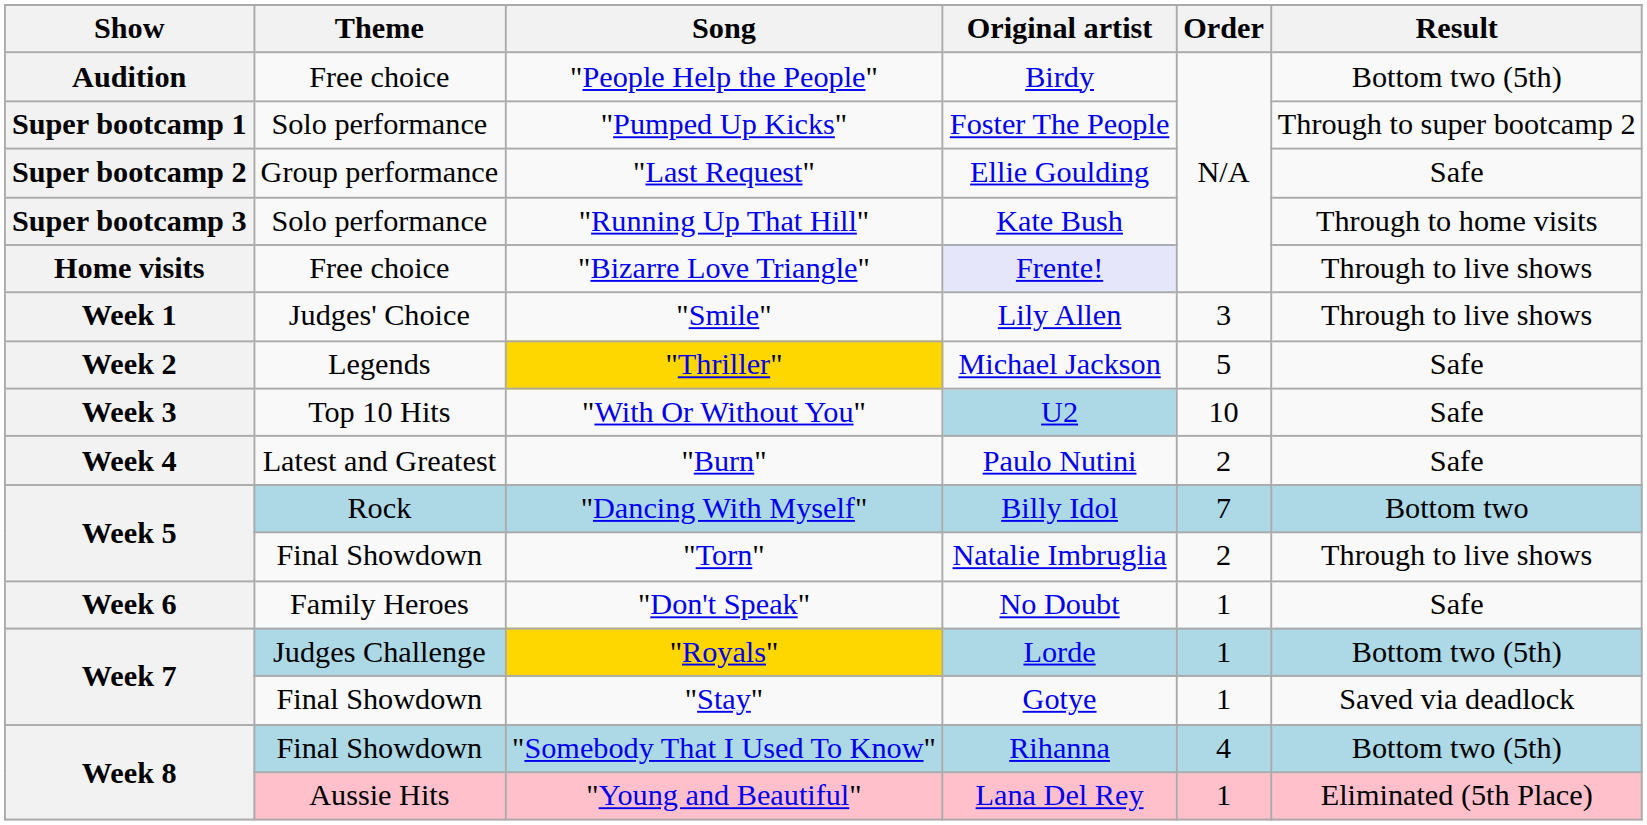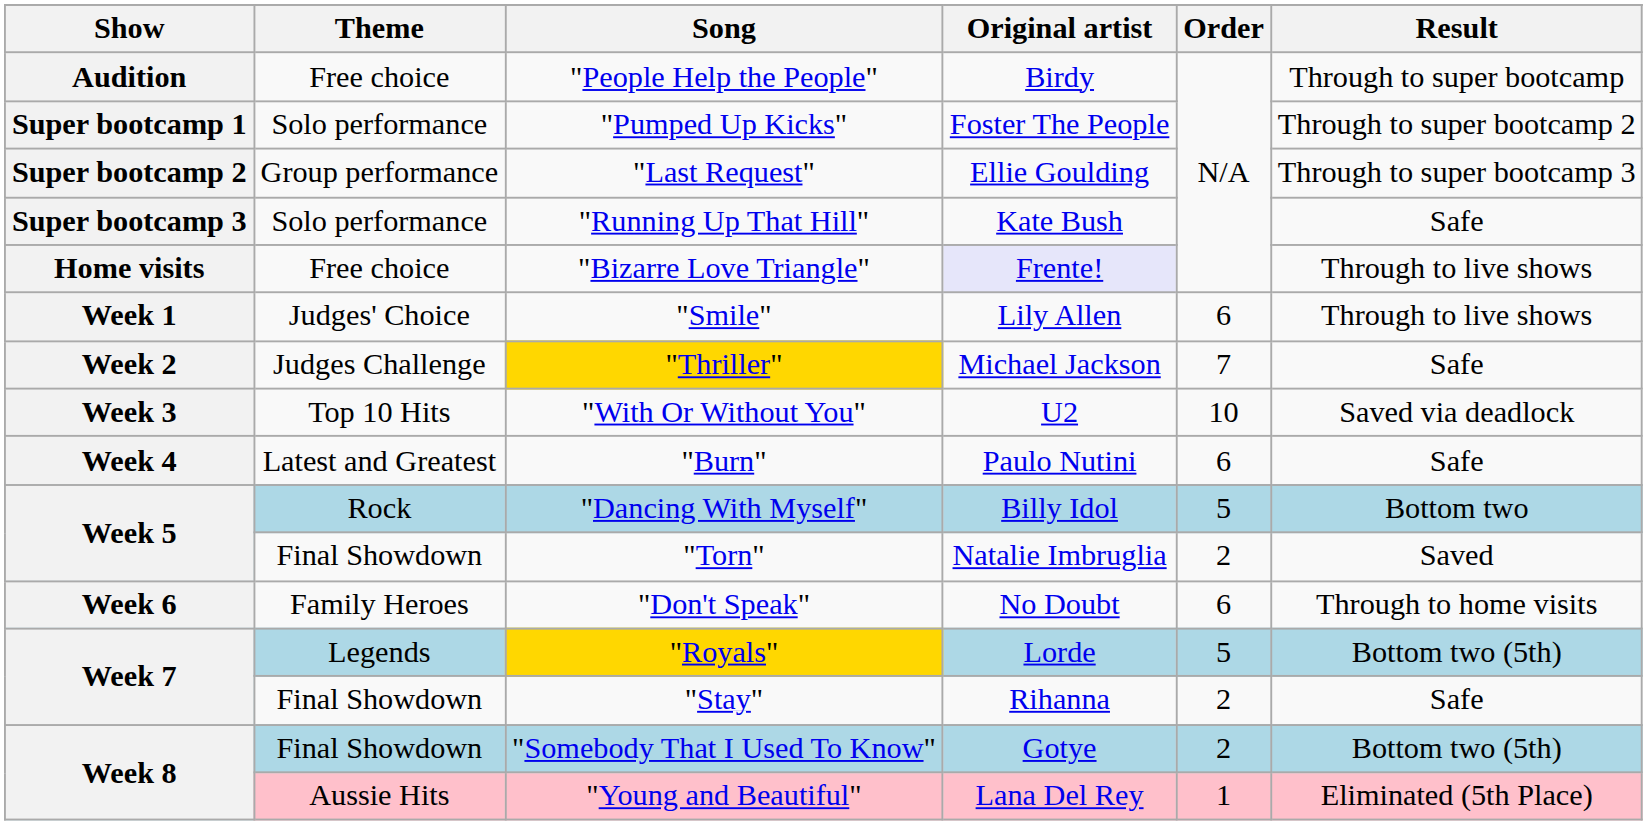(1457, 76) Bottom two (5th) -> (1457, 76) Through to super bootcamp
(1457, 172) Safe -> (1457, 172) Through to super bootcamp 3
(1457, 220) Through to home visits -> (1457, 220) Safe
(1224, 316) 3 -> (1224, 316) 6
(379, 364) Legends -> (379, 364) Judges Challenge
(1224, 364) 5 -> (1224, 364) 7
(1060, 412) lightblue background -> (1060, 412) no background
(1457, 412) Safe -> (1457, 412) Saved via deadlock
(1224, 460) 2 -> (1224, 460) 6
(1224, 508) 7 -> (1224, 508) 5
(1457, 556) Through to live shows -> (1457, 556) Saved
(1224, 603) 1 -> (1224, 603) 6
(1457, 603) Safe -> (1457, 603) Through to home visits
(379, 651) Judges Challenge -> (379, 651) Legends
(1224, 651) 1 -> (1224, 651) 5
(1060, 699) Gotye -> (1060, 699) Rihanna
(1224, 699) 1 -> (1224, 699) 2
(1457, 699) Saved via deadlock -> (1457, 699) Safe
(1060, 747) Rihanna -> (1060, 747) Gotye
(1224, 747) 4 -> (1224, 747) 2
